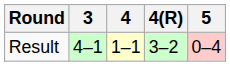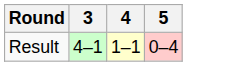- column: (166, 18)
